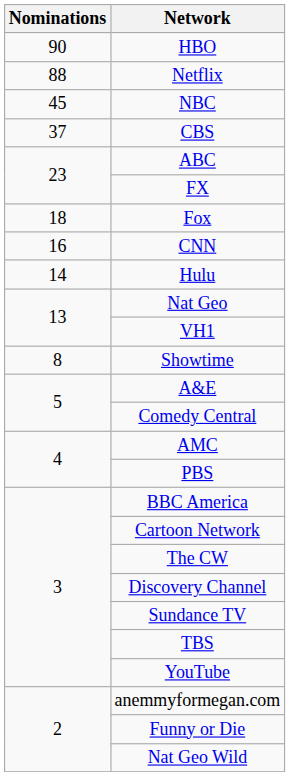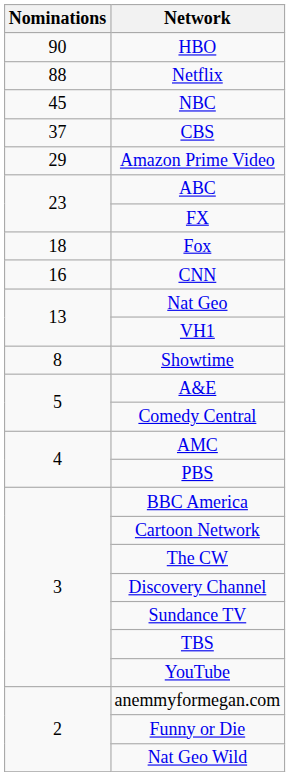+ row: (197, 160)
- row: (197, 274)
